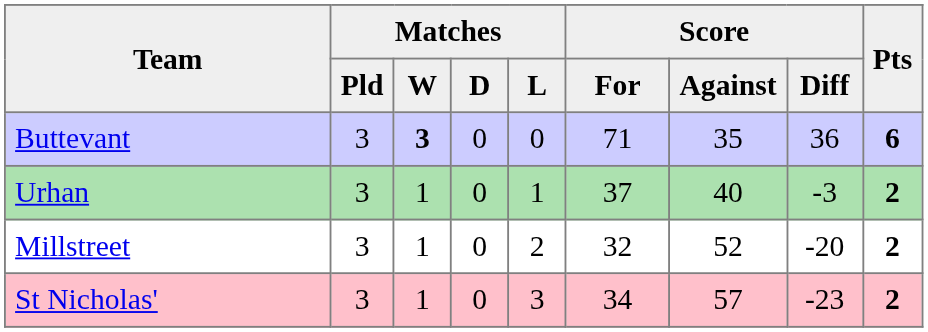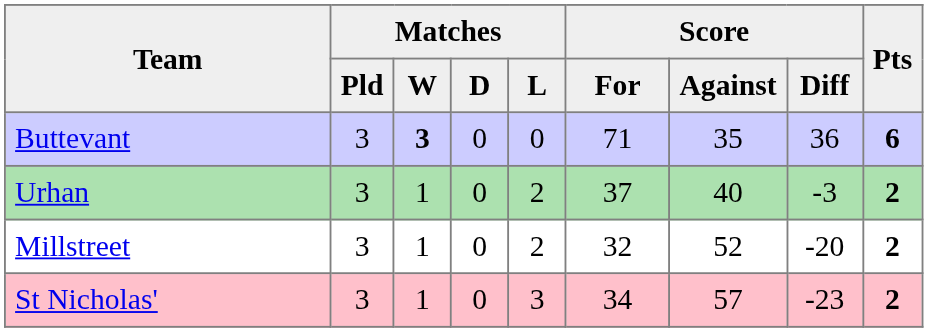(537, 192) 1 -> (537, 192) 2
